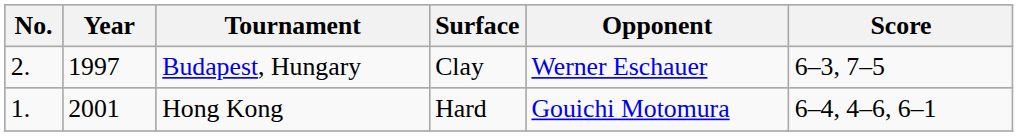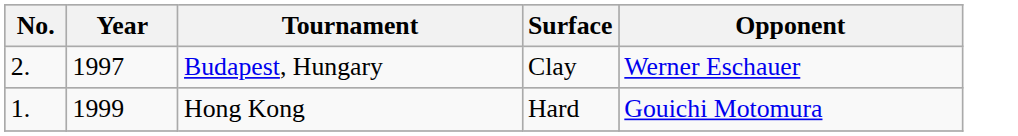- column: (901, 24)
(94, 108) 2001 -> (98, 108) 1999
